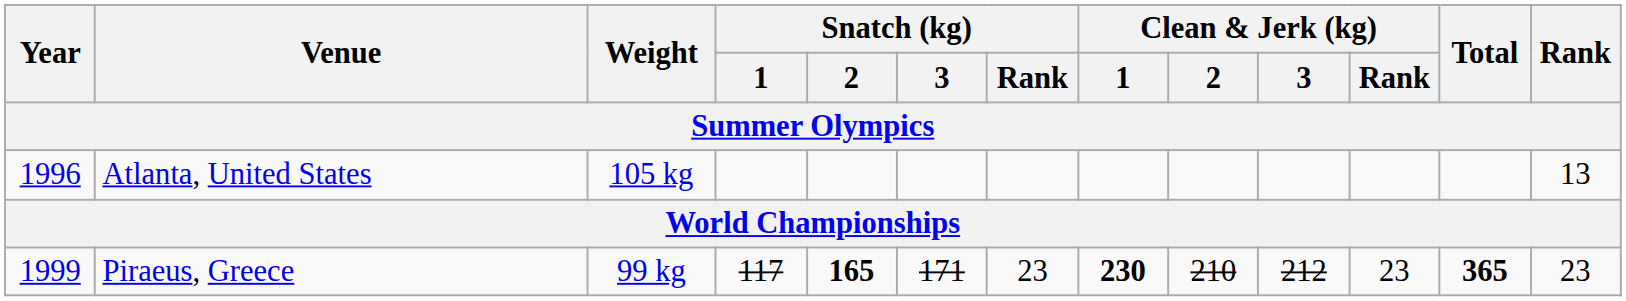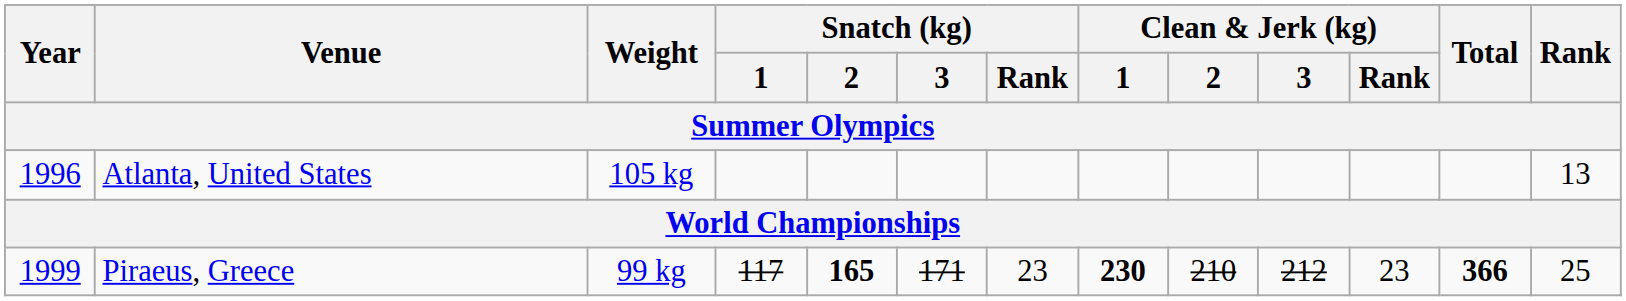(1485, 271) 365 -> (1485, 271) 366
(1575, 271) 23 -> (1575, 271) 25
